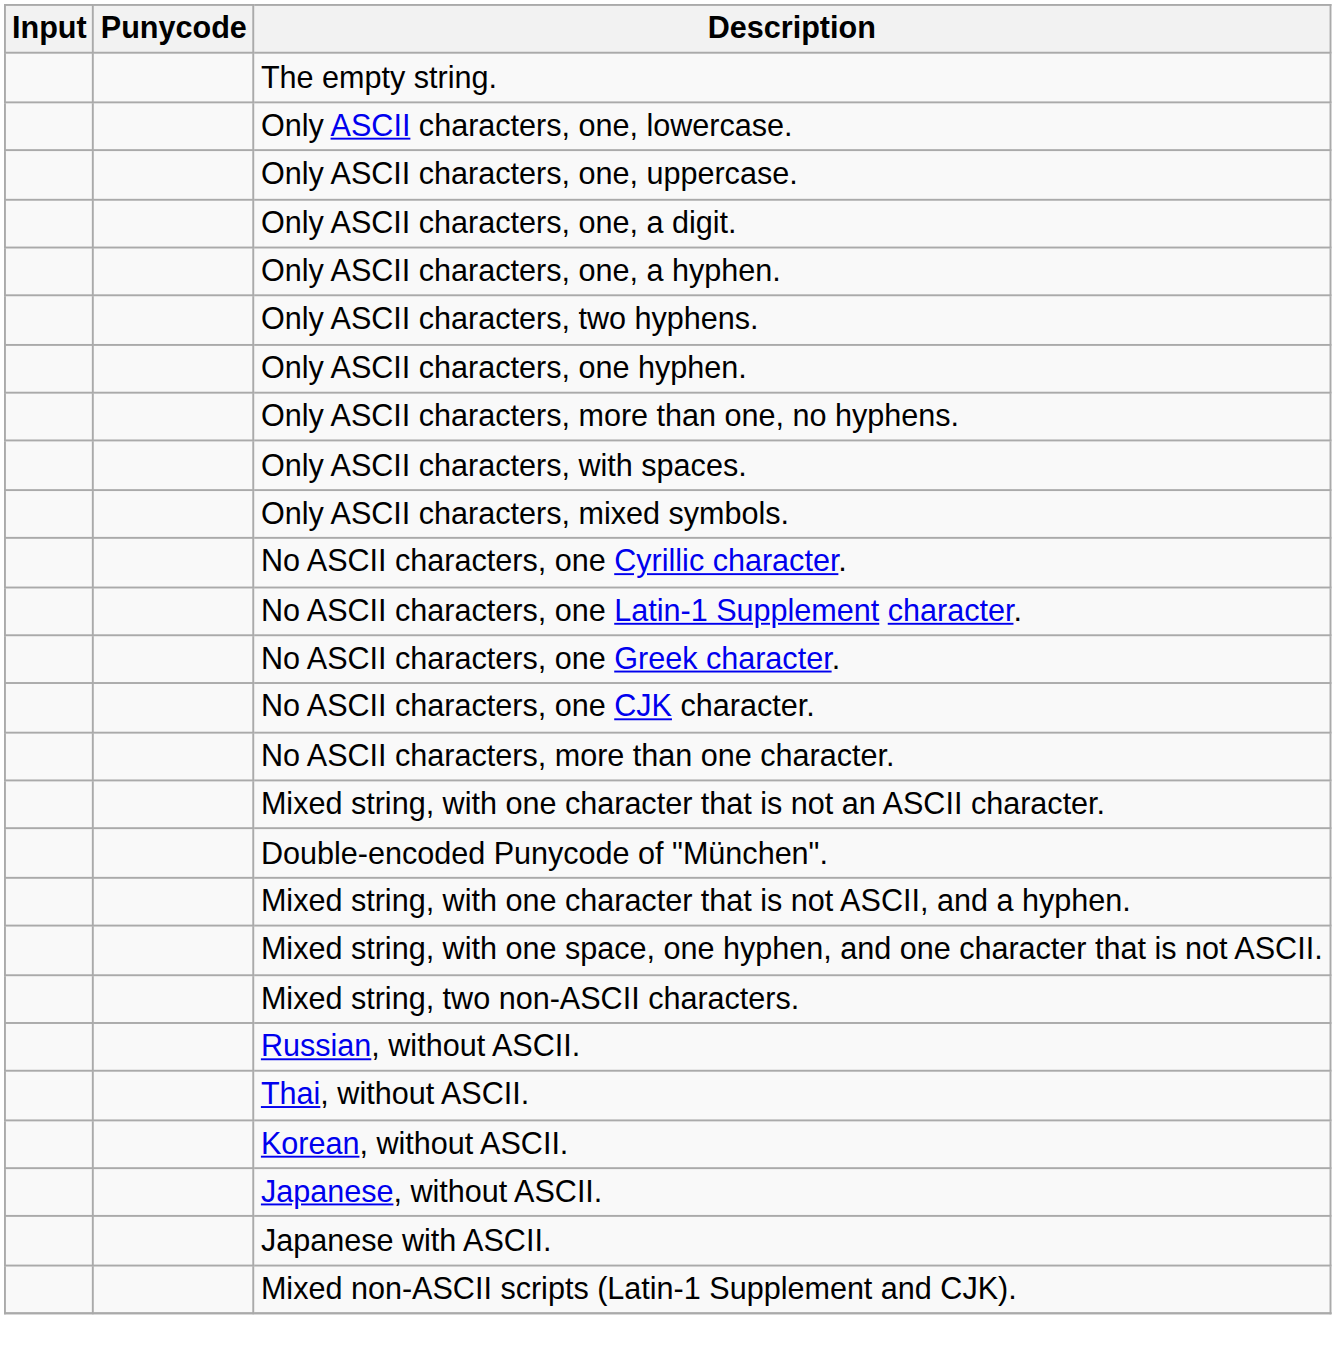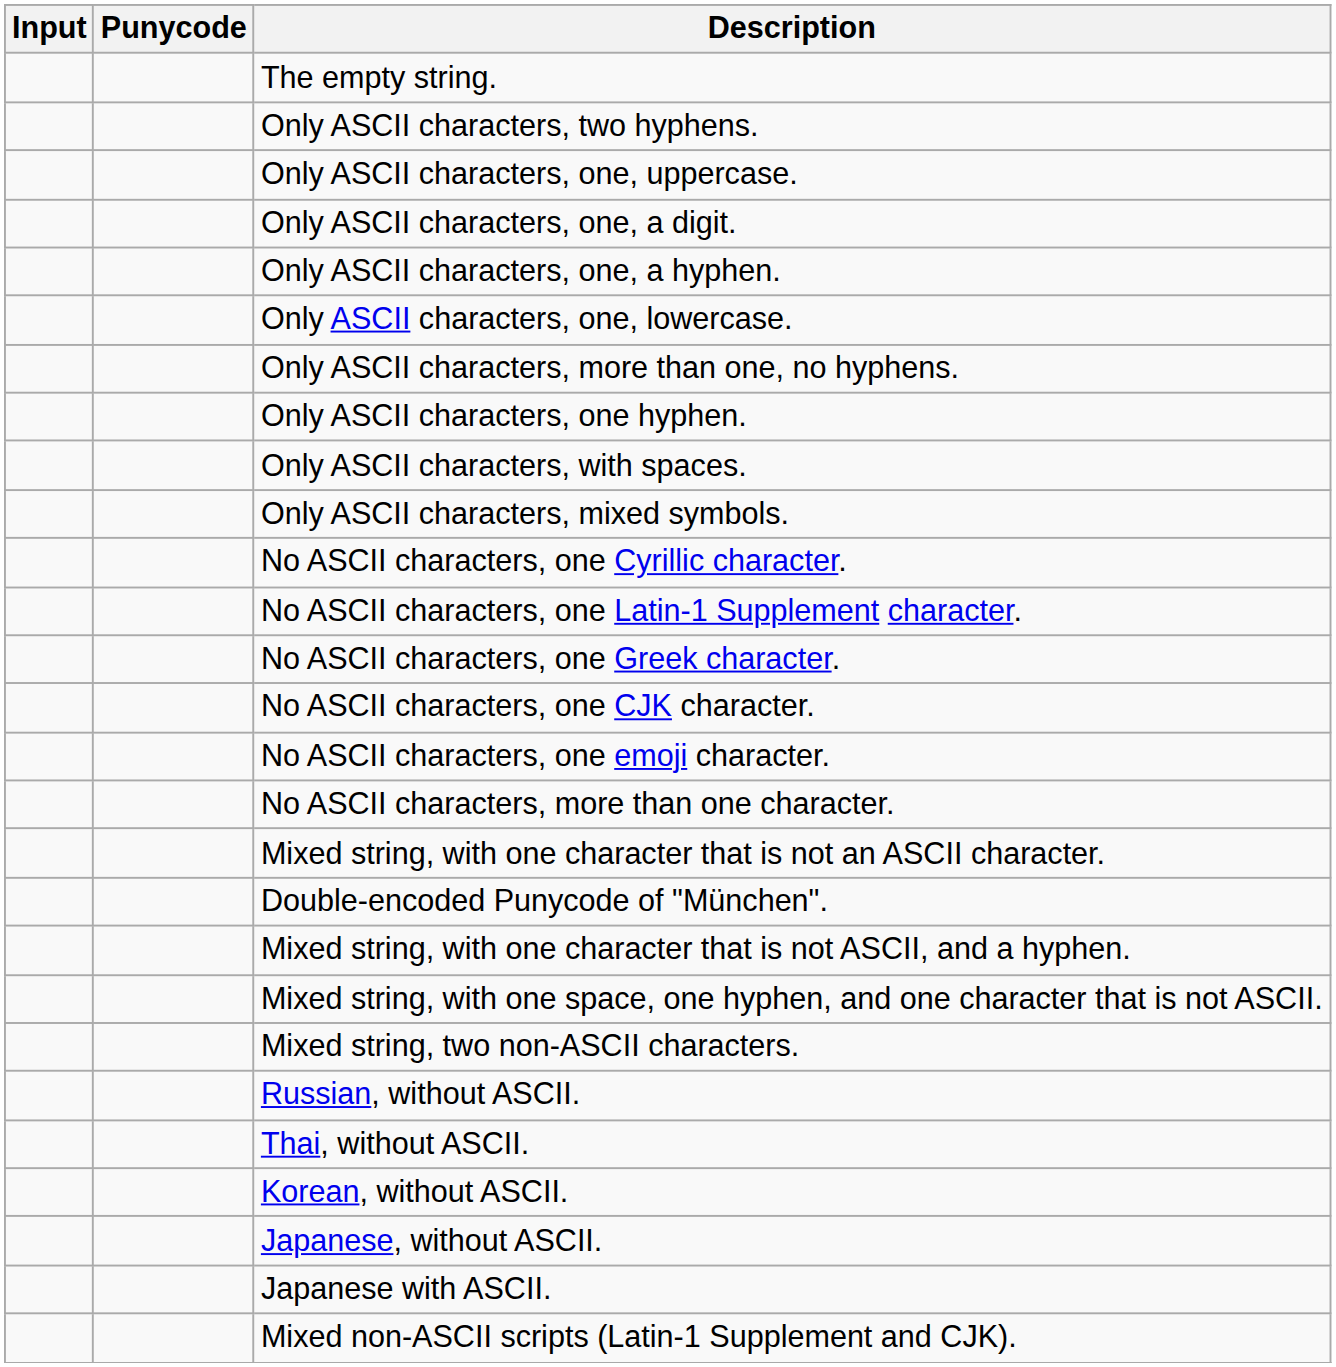rows swapped: (527, 125) <-> (510, 319)
rows swapped: (610, 416) <-> (504, 367)
+ row: (545, 755)
